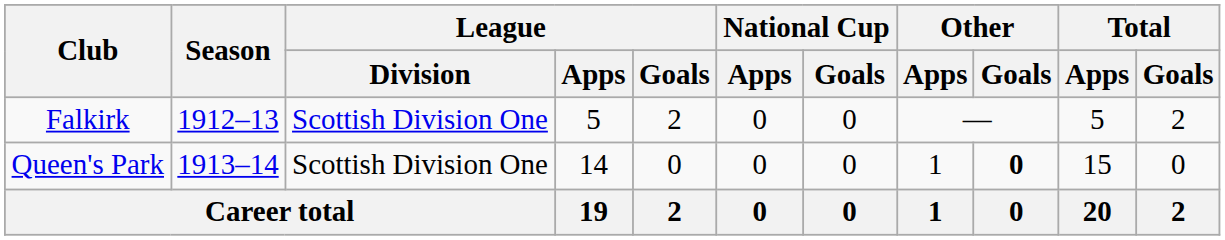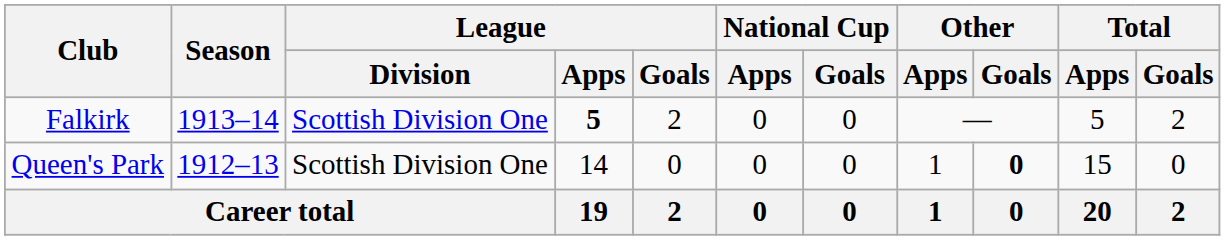(228, 119) 1912–13 -> (228, 119) 1913–14
(593, 119) normal -> (593, 119) bold
(228, 165) 1913–14 -> (228, 165) 1912–13
